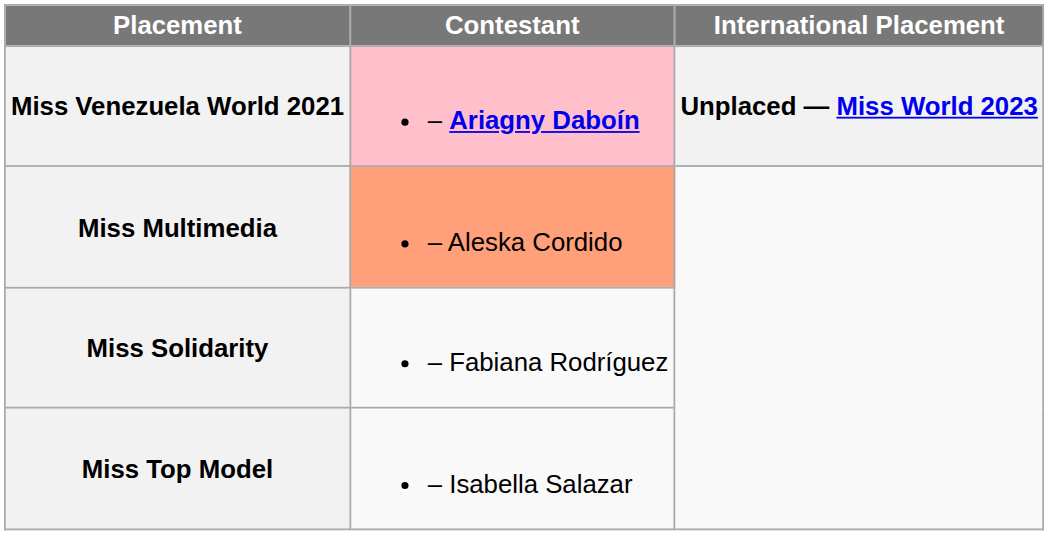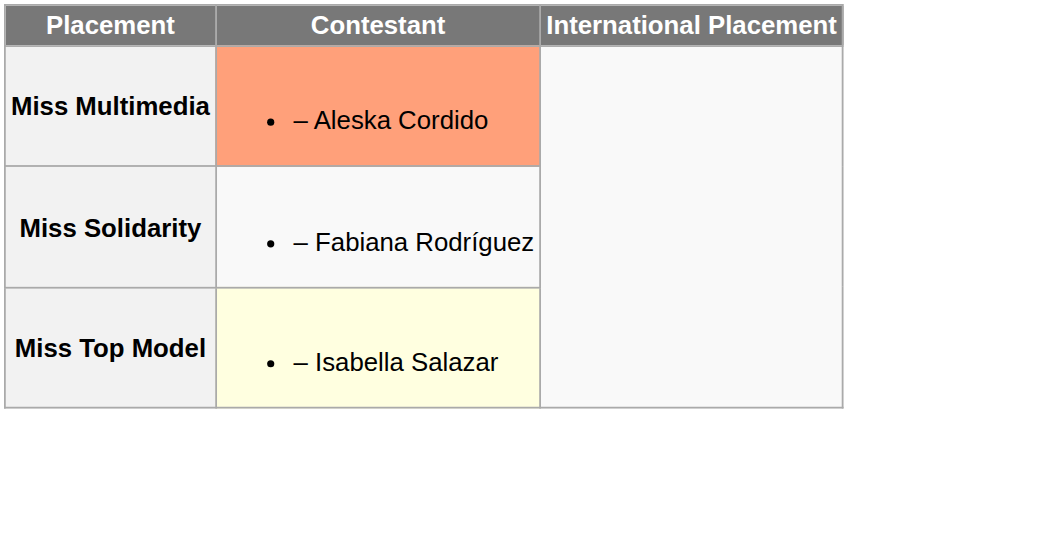- row: (178, 106)
(512, 483) no background -> (378, 363) lightyellow background
